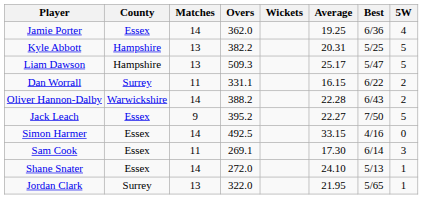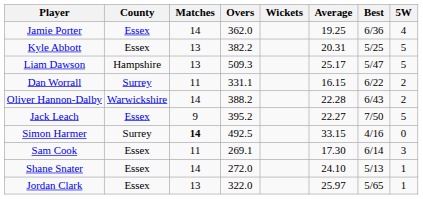(137, 47) Hampshire -> (137, 47) Essex
(137, 133) Essex -> (137, 133) Surrey
(195, 133) normal -> (195, 133) bold
(137, 185) Surrey -> (137, 185) Essex
(333, 185) 21.95 -> (333, 185) 25.97
